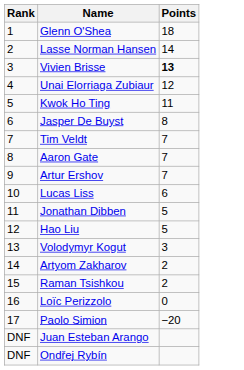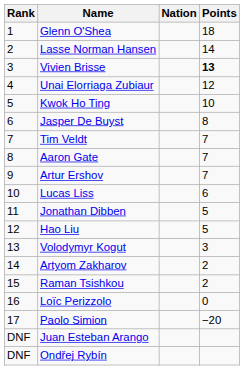+ column: (179, 13)
(167, 103) 11 -> (208, 103) 10
